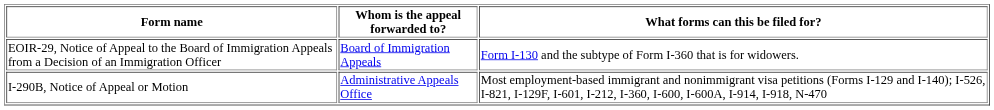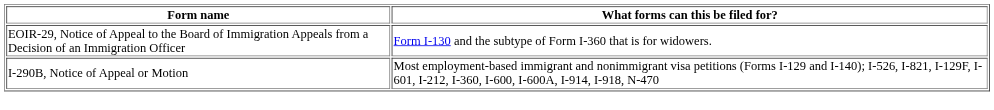- column: (408, 22)
